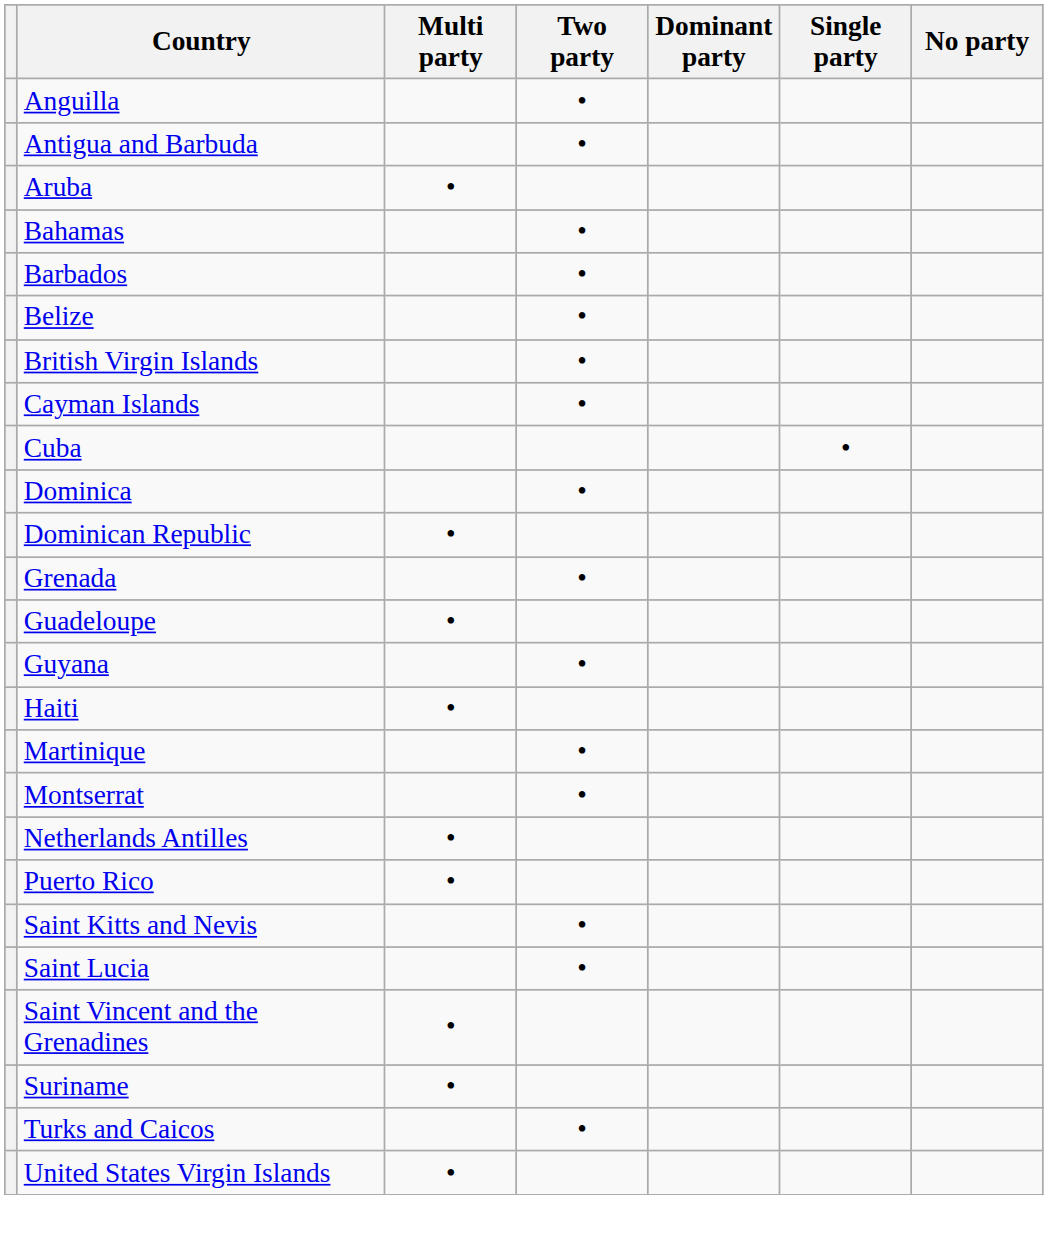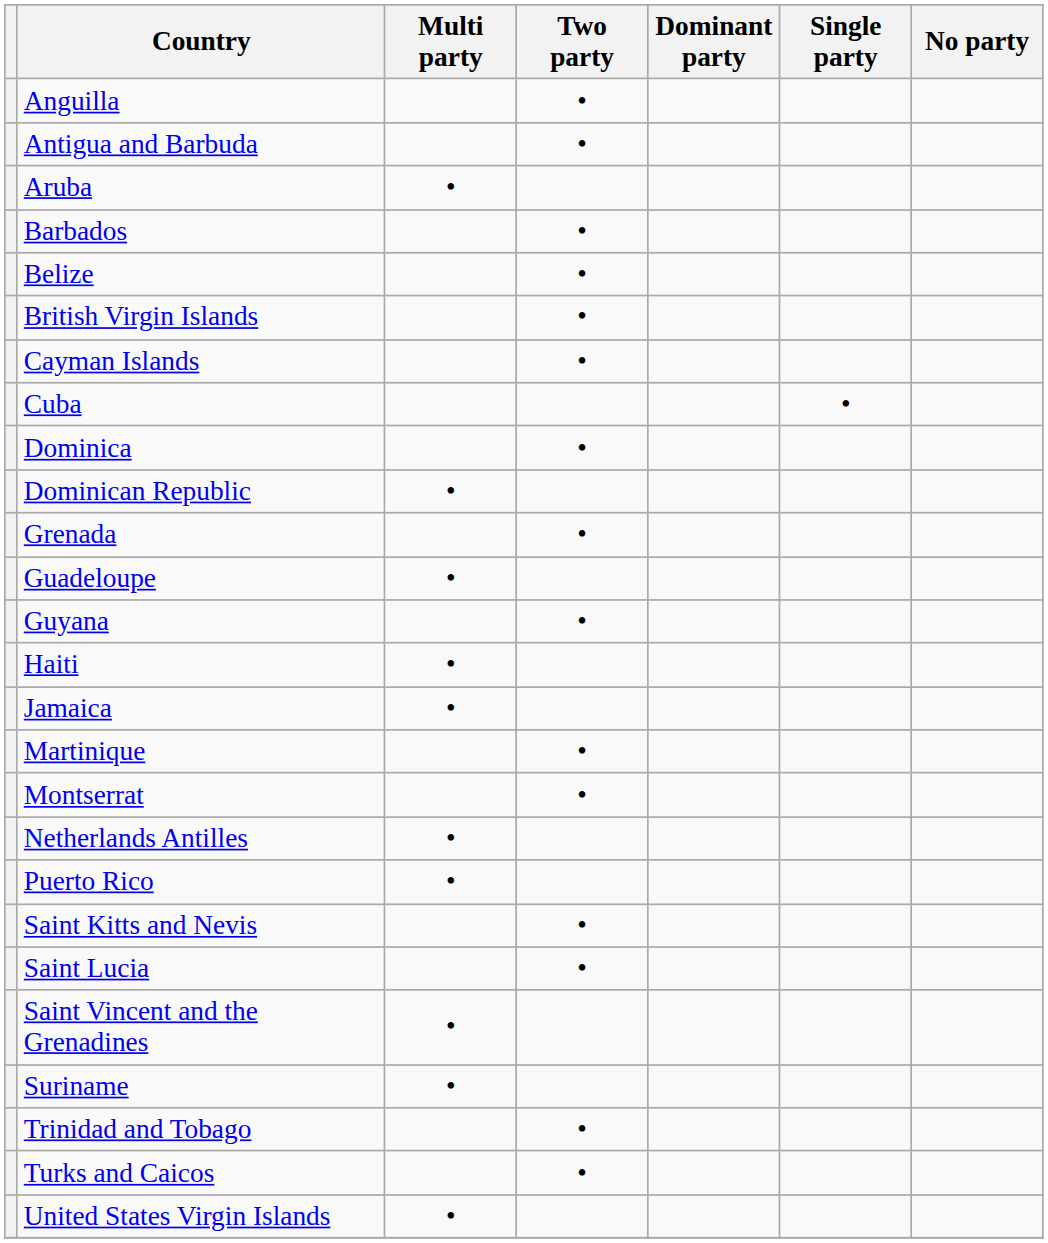- row: (74, 230)
+ row: (68, 707)
+ row: (138, 1129)
